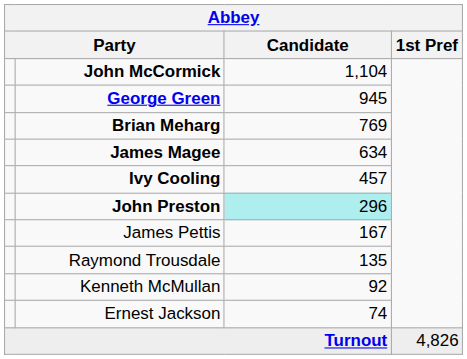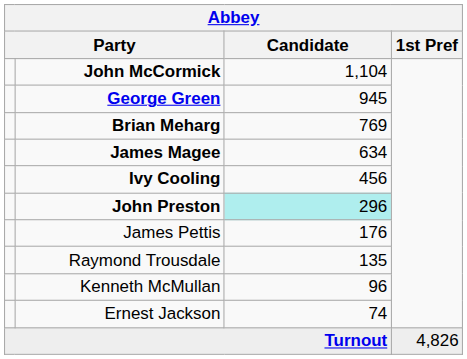(373, 179) 457 -> (373, 179) 456
(373, 233) 167 -> (373, 233) 176
(378, 286) 92 -> (378, 286) 96
